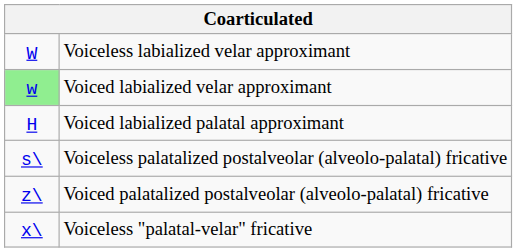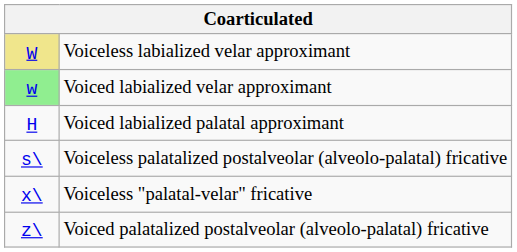(32, 52) no background -> (32, 52) khaki background
rows swapped: (276, 193) <-> (188, 229)
